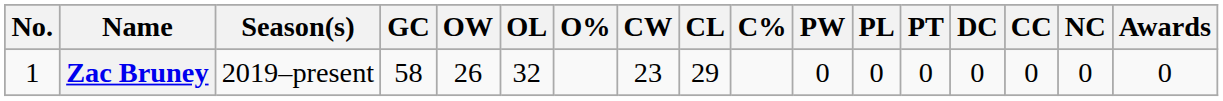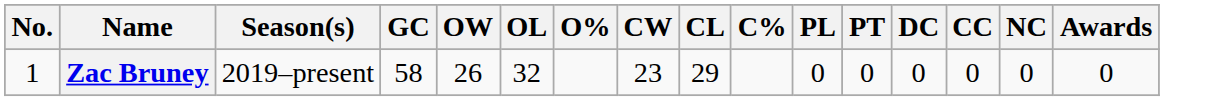- column: (823, 26)
